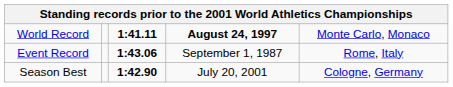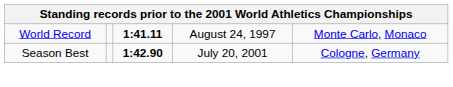(232, 33) bold -> (233, 33) normal
- row: (53, 52)
